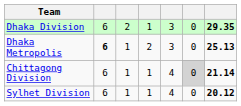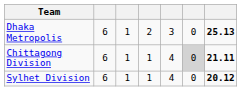- row: (45, 27)
(105, 47) bold -> (105, 32) normal
(221, 73) 21.14 -> (221, 58) 21.11
